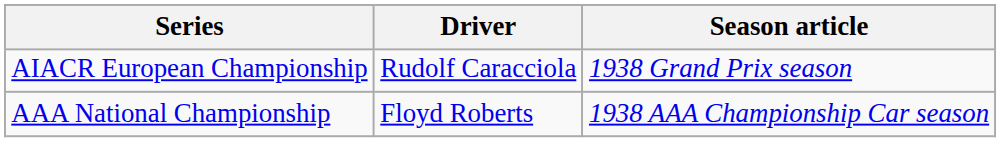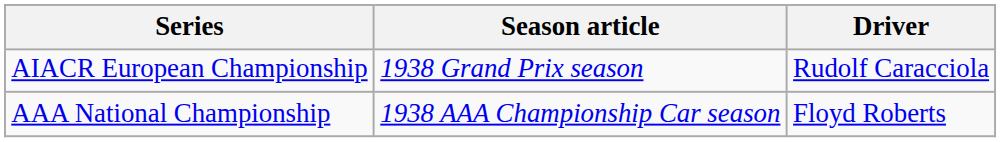columns swapped: (478, 26) <-> (789, 26)
